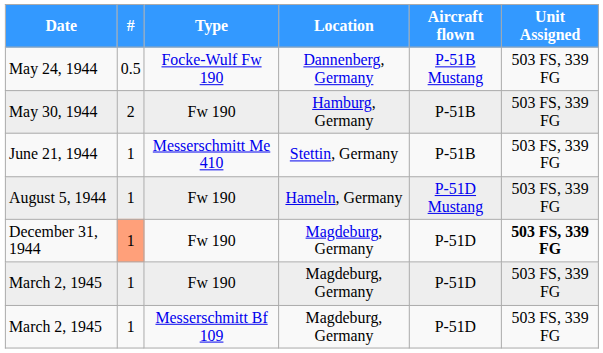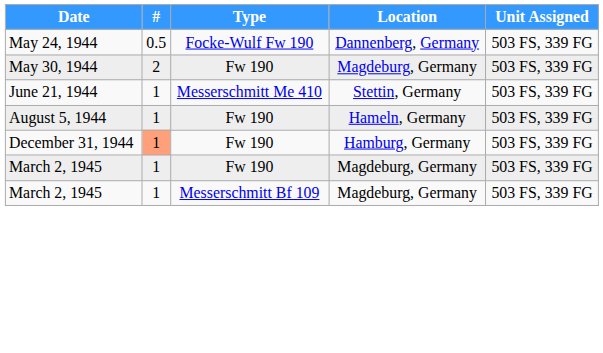- column: (455, 25)
(344, 111) Hamburg, Germany -> (407, 67) Magdeburg, Germany
(344, 240) Magdeburg, Germany -> (407, 142) Hamburg, Germany
(550, 240) bold -> (542, 142) normal
